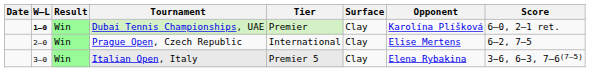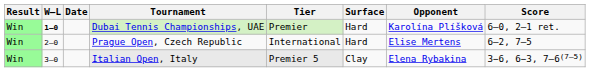columns swapped: (71, 12) <-> (18, 12)
(356, 27) Clay -> (356, 27) Hard
(356, 42) Clay -> (356, 42) Hard
